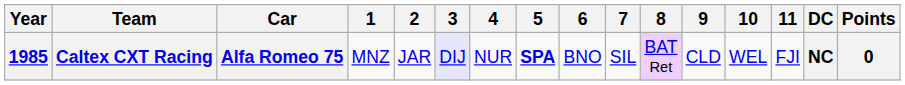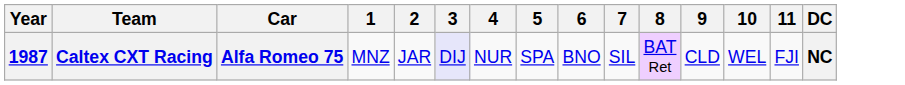- column: (869, 19)
(28, 56) 1985 -> (28, 56) 1987
(538, 56) bold -> (537, 56) normal
